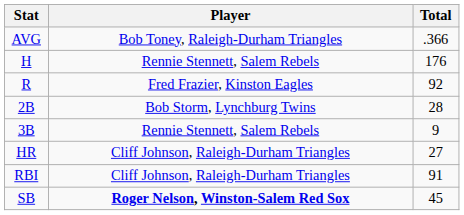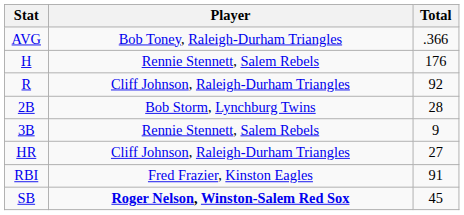(230, 84) Fred Frazier, Kinston Eagles -> (230, 84) Cliff Johnson, Raleigh-Durham Triangles
(230, 175) Cliff Johnson, Raleigh-Durham Triangles -> (230, 175) Fred Frazier, Kinston Eagles
